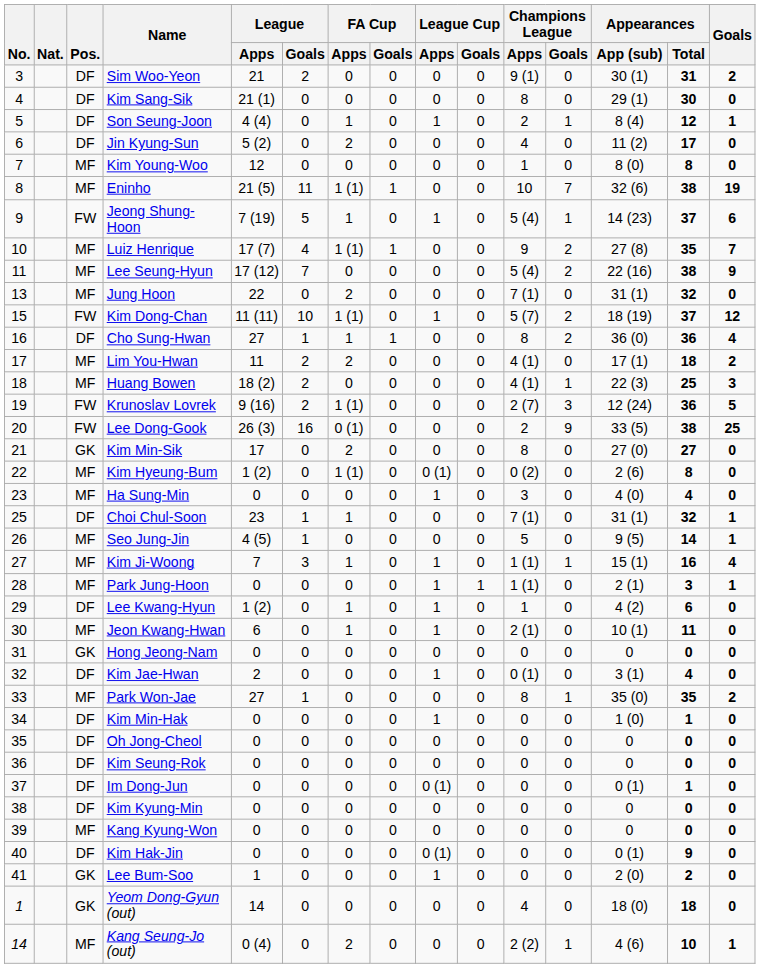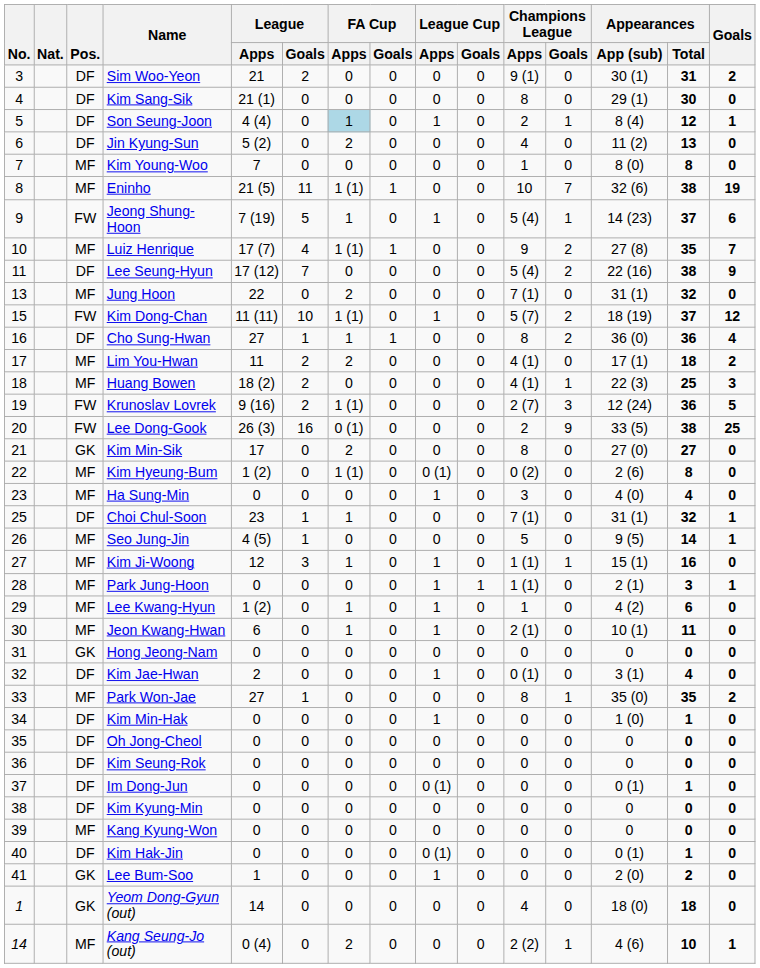(349, 121) no background -> (349, 121) lightblue background
(689, 144) 17 -> (689, 144) 13
(257, 166) 12 -> (257, 166) 7
(85, 271) MF -> (85, 271) DF
(257, 562) 7 -> (257, 562) 12
(732, 562) 4 -> (732, 562) 0
(85, 607) DF -> (85, 607) MF
(689, 853) 9 -> (689, 853) 1
